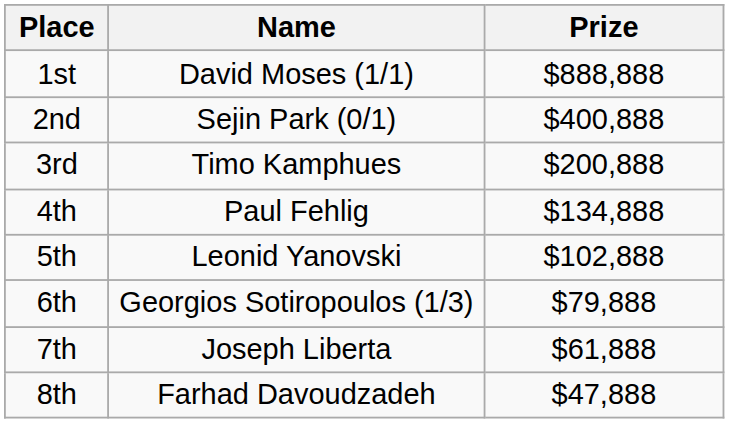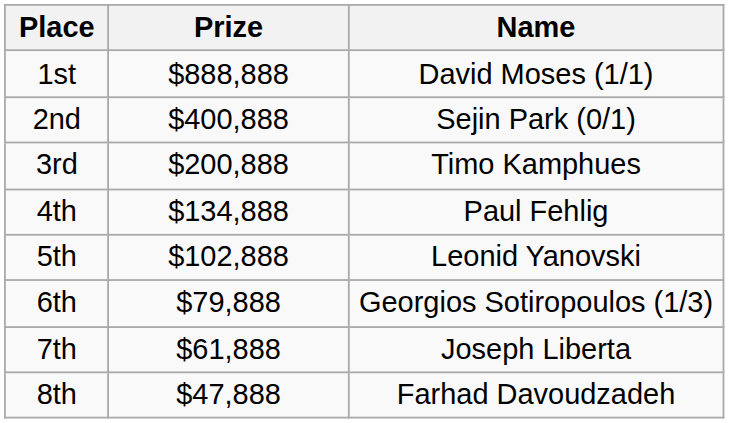columns swapped: (296, 27) <-> (604, 27)
